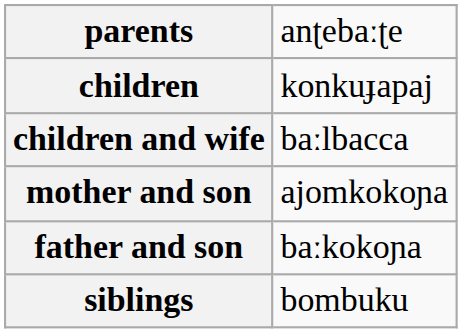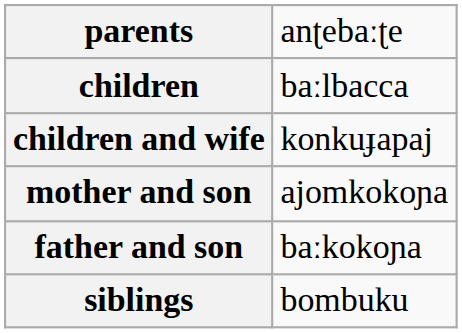(357, 85) konkuɟapaj -> (344, 85) baːlbacca
(344, 138) baːlbacca -> (357, 138) konkuɟapaj
